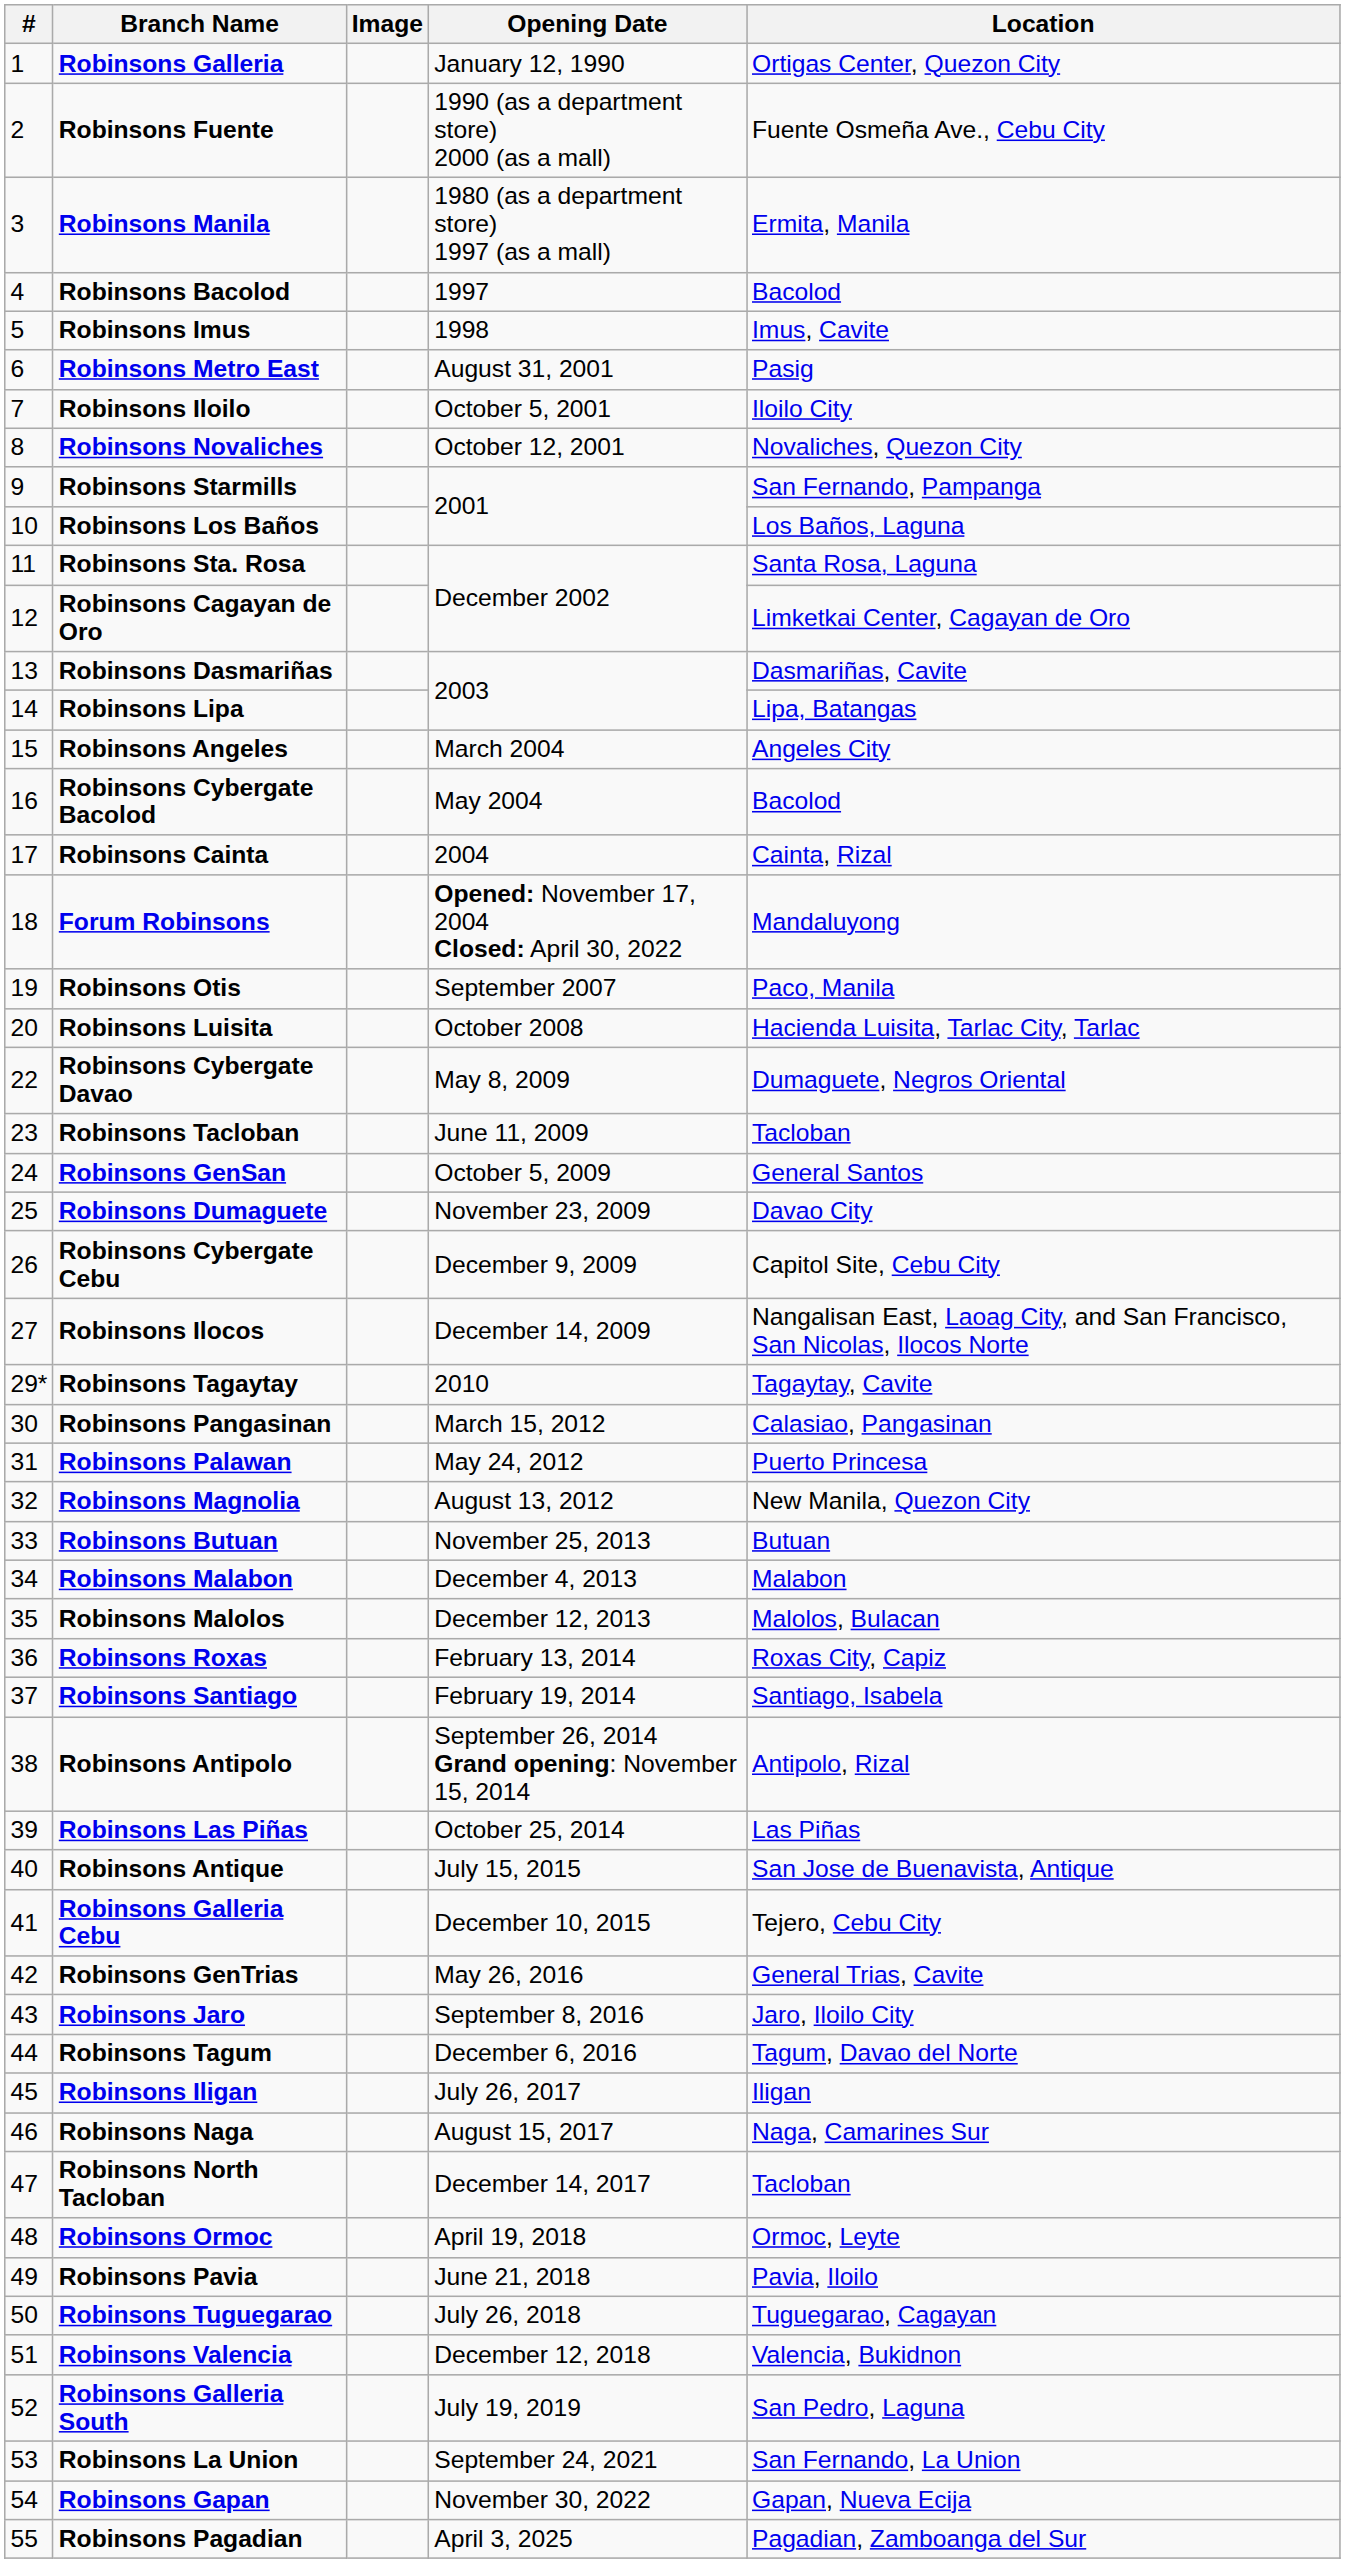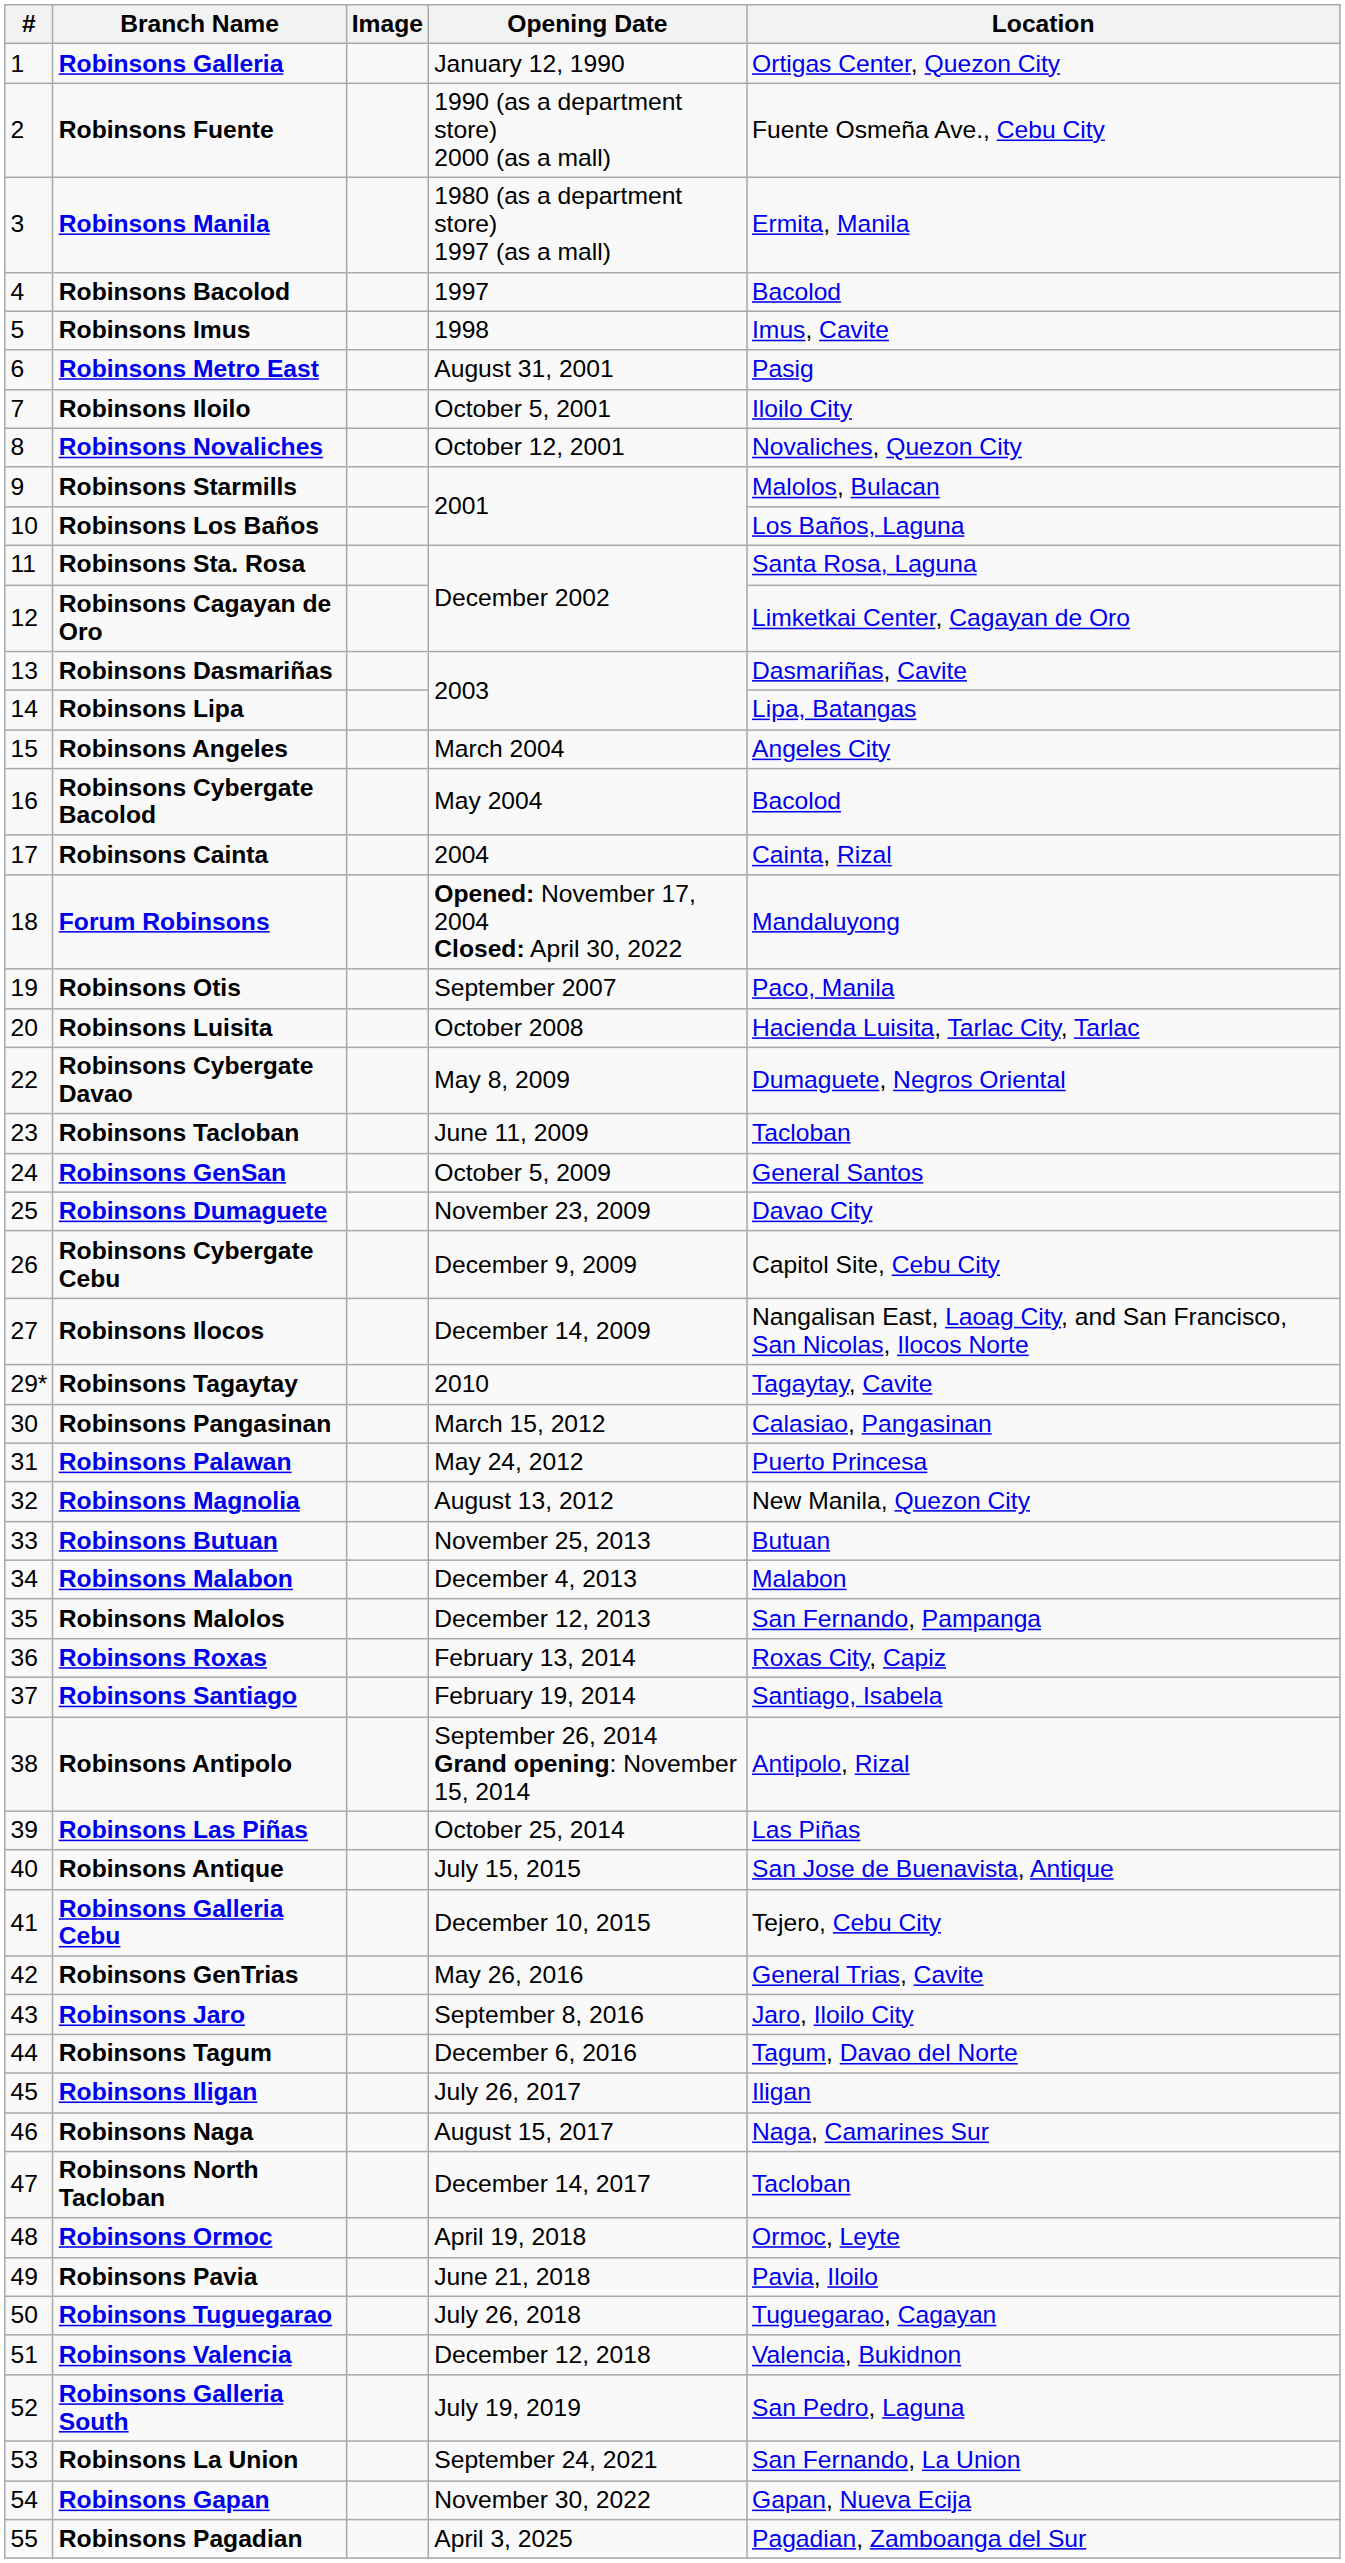(897, 486) San Fernando, Pampanga -> (846, 486) Malolos, Bulacan
(846, 1618) Malolos, Bulacan -> (897, 1618) San Fernando, Pampanga
